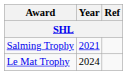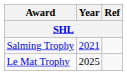(89, 62) 2024 -> (89, 62) 2025
